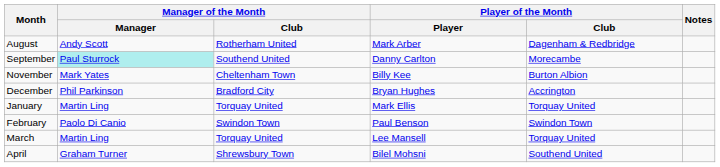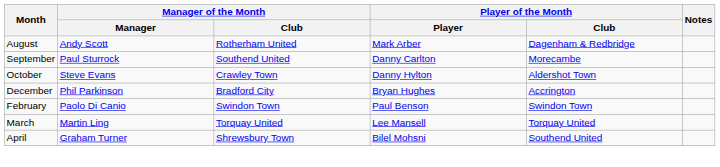(89, 59) paleturquoise background -> (89, 59) no background
+ row: (24, 75)
- row: (29, 75)
- row: (24, 106)
